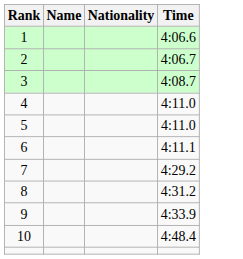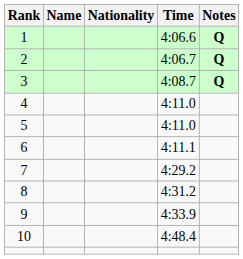+ column: (219, 15)
